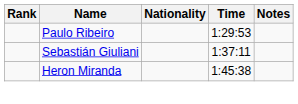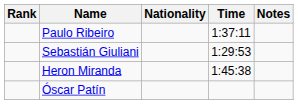(231, 33) 1:29:53 -> (231, 33) 1:37:11
(231, 52) 1:37:11 -> (231, 52) 1:29:53
+ row: (74, 90)
